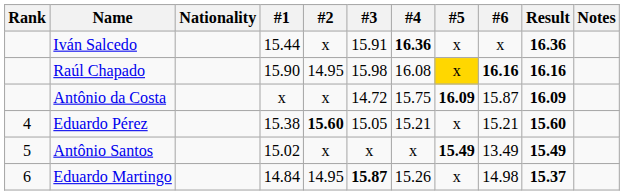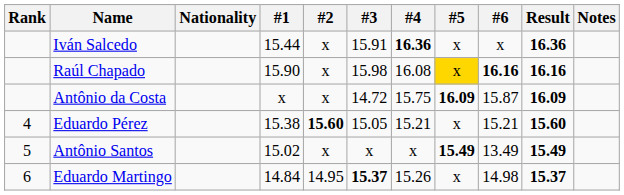(326, 71) 14.95 -> (326, 71) x
(369, 177) 15.87 -> (369, 177) 15.37
